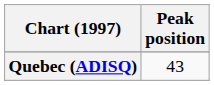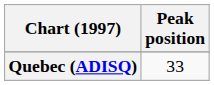(175, 66) 43 -> (175, 66) 33
